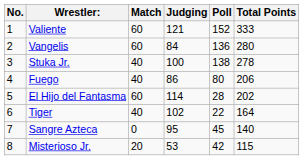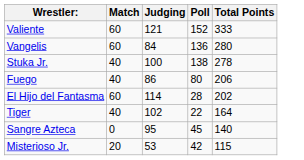- column: (15, 12)
